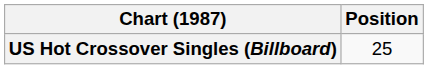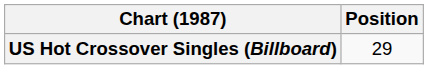(382, 48) 25 -> (382, 48) 29
